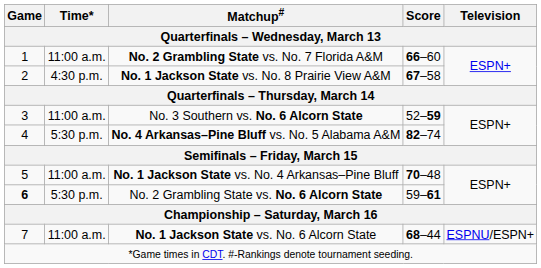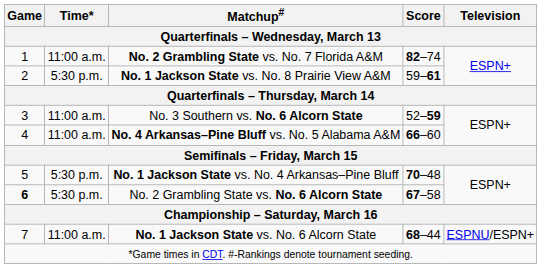(423, 56) 66–60 -> (423, 56) 82–74
(77, 76) 4:30 p.m. -> (77, 76) 5:30 p.m.
(423, 76) 67–58 -> (423, 76) 59–61
(77, 135) 5:30 p.m. -> (77, 135) 11:00 a.m.
(423, 135) 82–74 -> (423, 135) 66–60
(77, 175) 11:00 a.m. -> (77, 175) 5:30 p.m.
(423, 195) 59–61 -> (423, 195) 67–58
